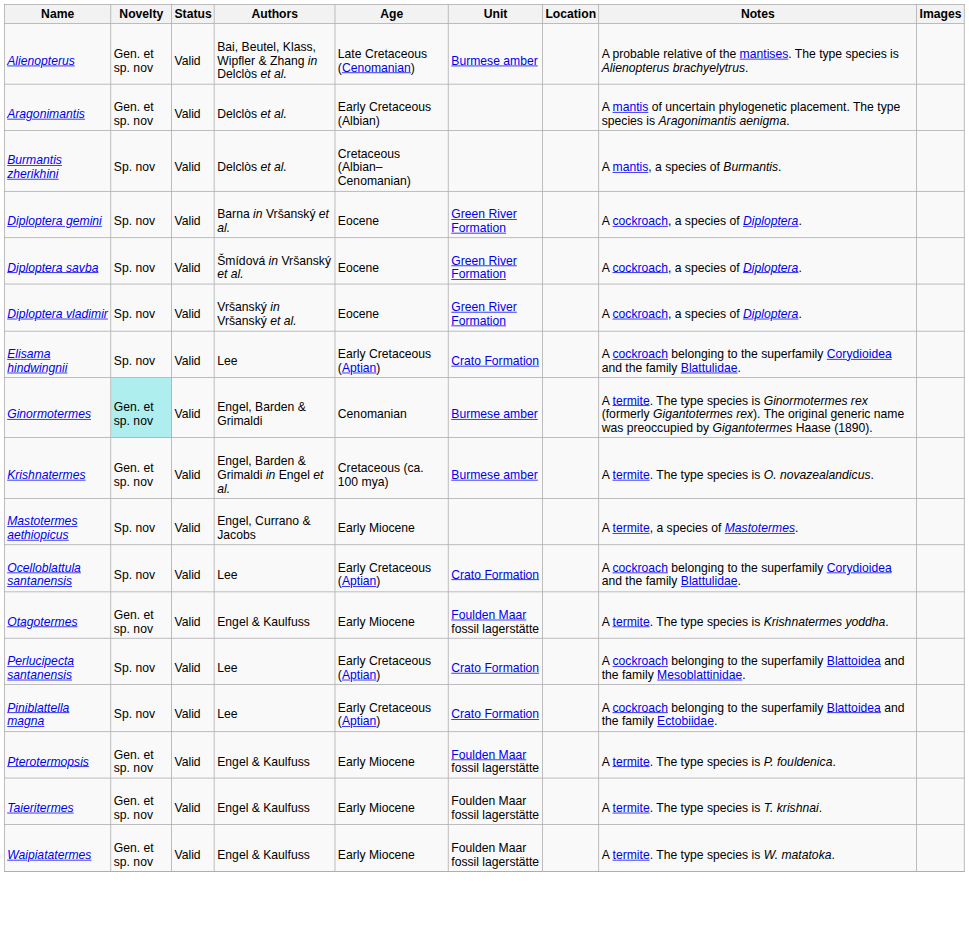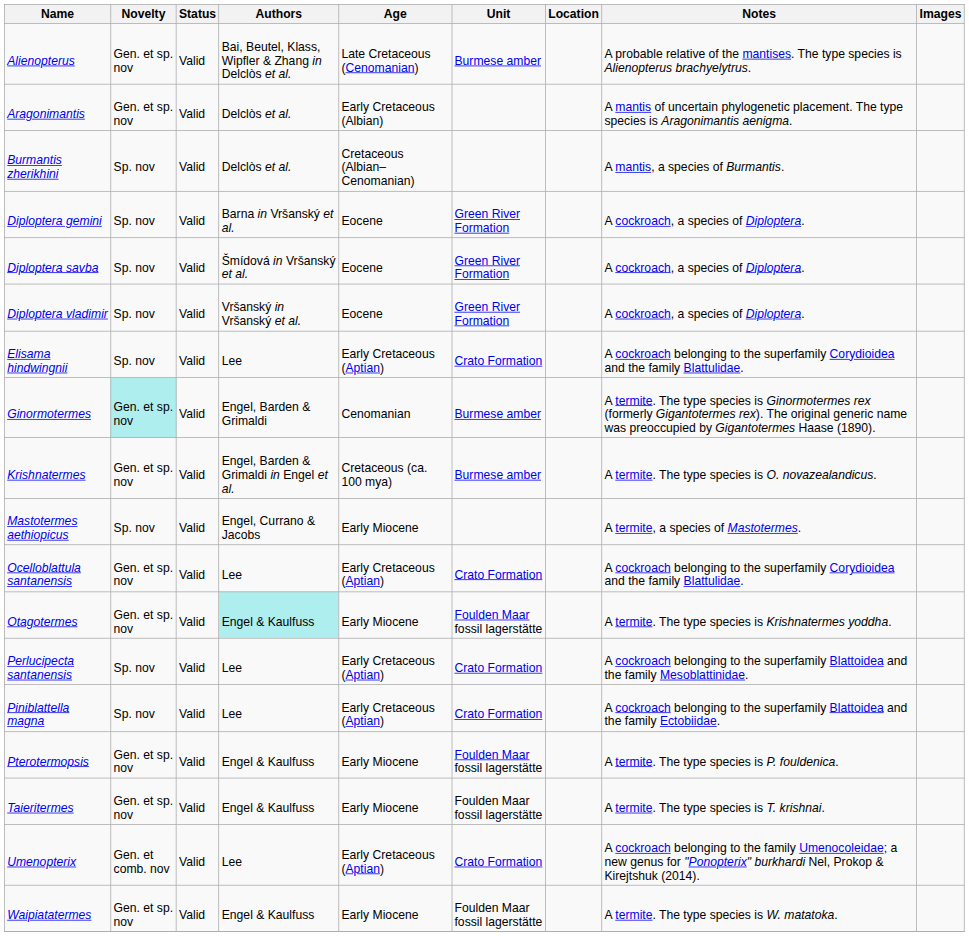(134, 575) Sp. nov -> (143, 575) Gen. et sp. nov
(264, 621) no background -> (268, 621) paleturquoise background
+ row: (42, 861)
